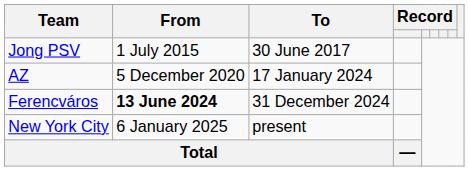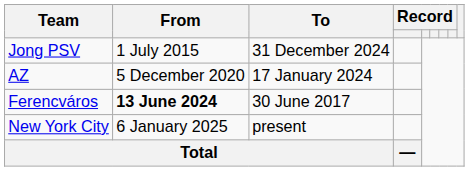(301, 50) 30 June 2017 -> (321, 50) 31 December 2024
(321, 101) 31 December 2024 -> (301, 101) 30 June 2017
